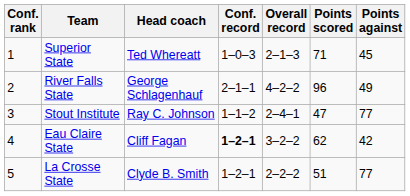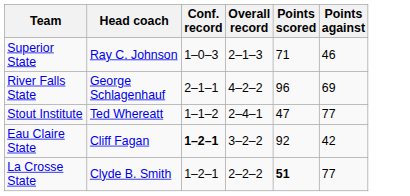- column: (23, 21)
(164, 54) Ted Whereatt -> (134, 54) Ray C. Johnson
(366, 54) 45 -> (329, 54) 46
(366, 87) 49 -> (329, 87) 69
(171, 114) Ray C. Johnson -> (127, 114) Ted Whereatt
(320, 140) 62 -> (283, 140) 92
(320, 174) normal -> (283, 174) bold
